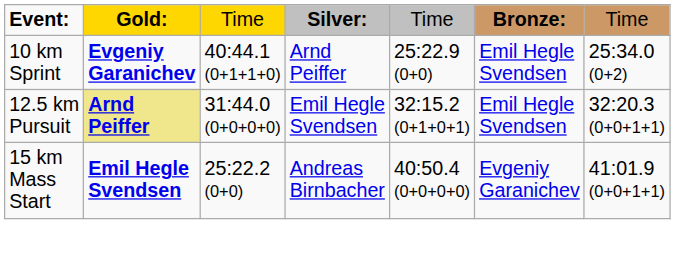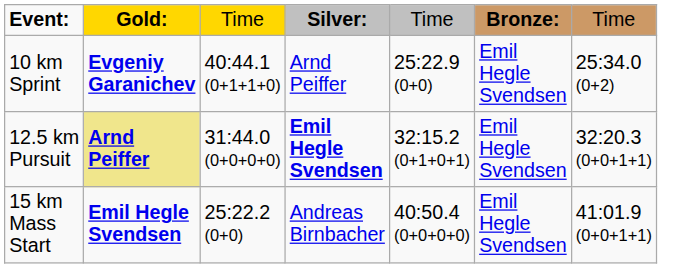(337, 115) normal -> (336, 148) bold
(529, 180) Evgeniy Garanichev -> (523, 224) Emil Hegle Svendsen
